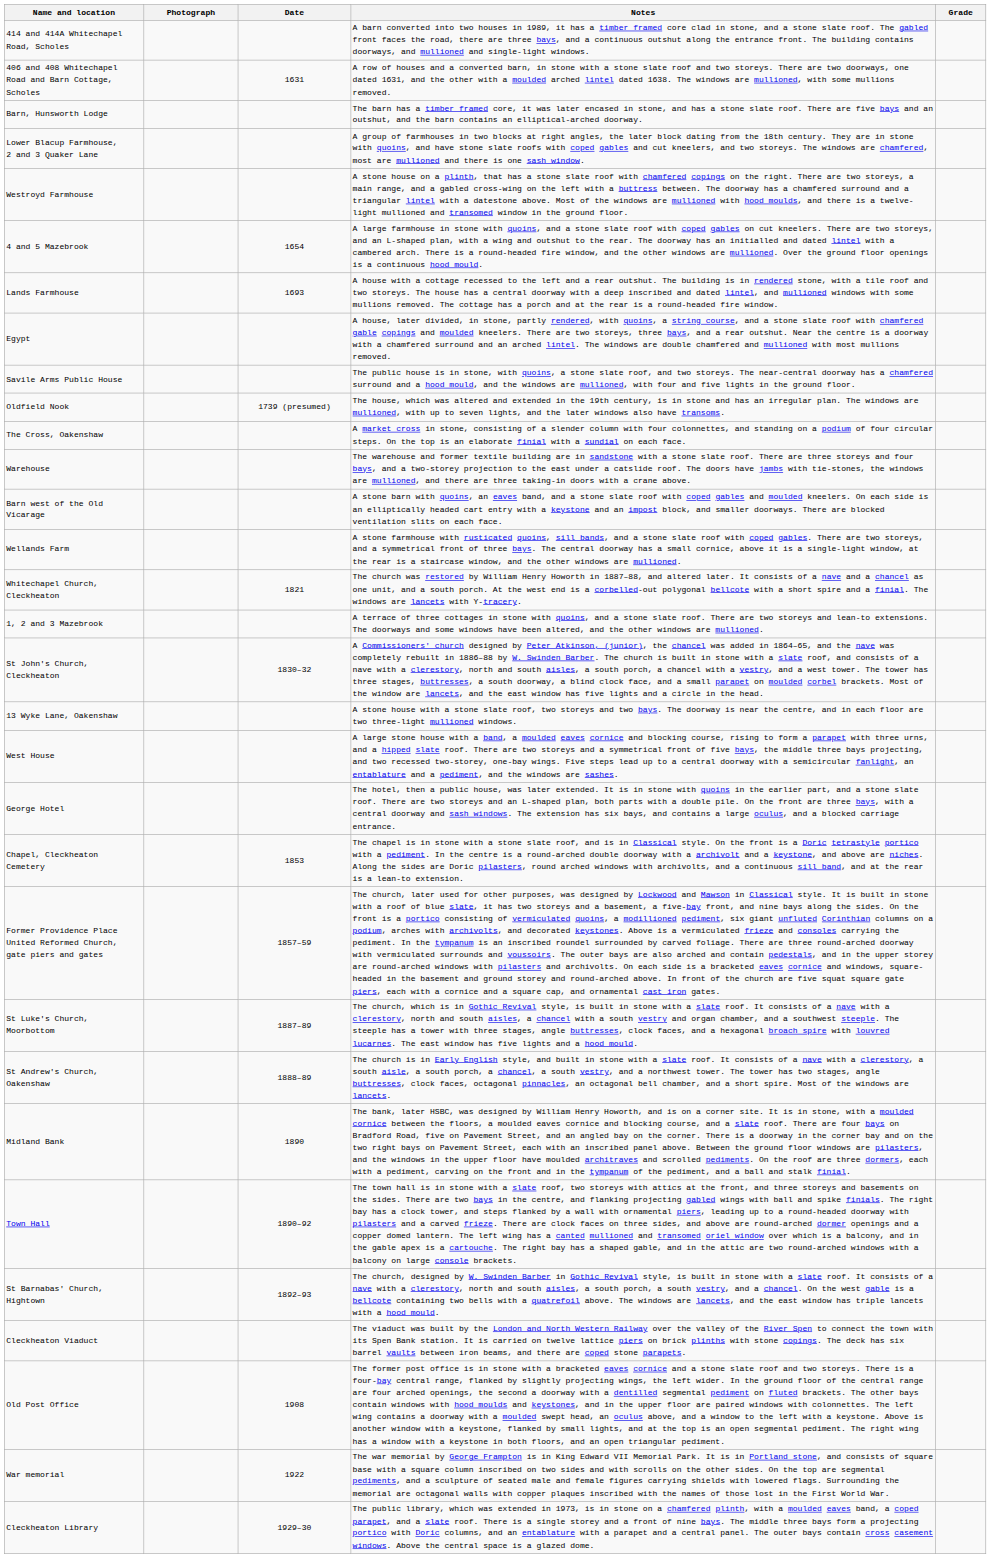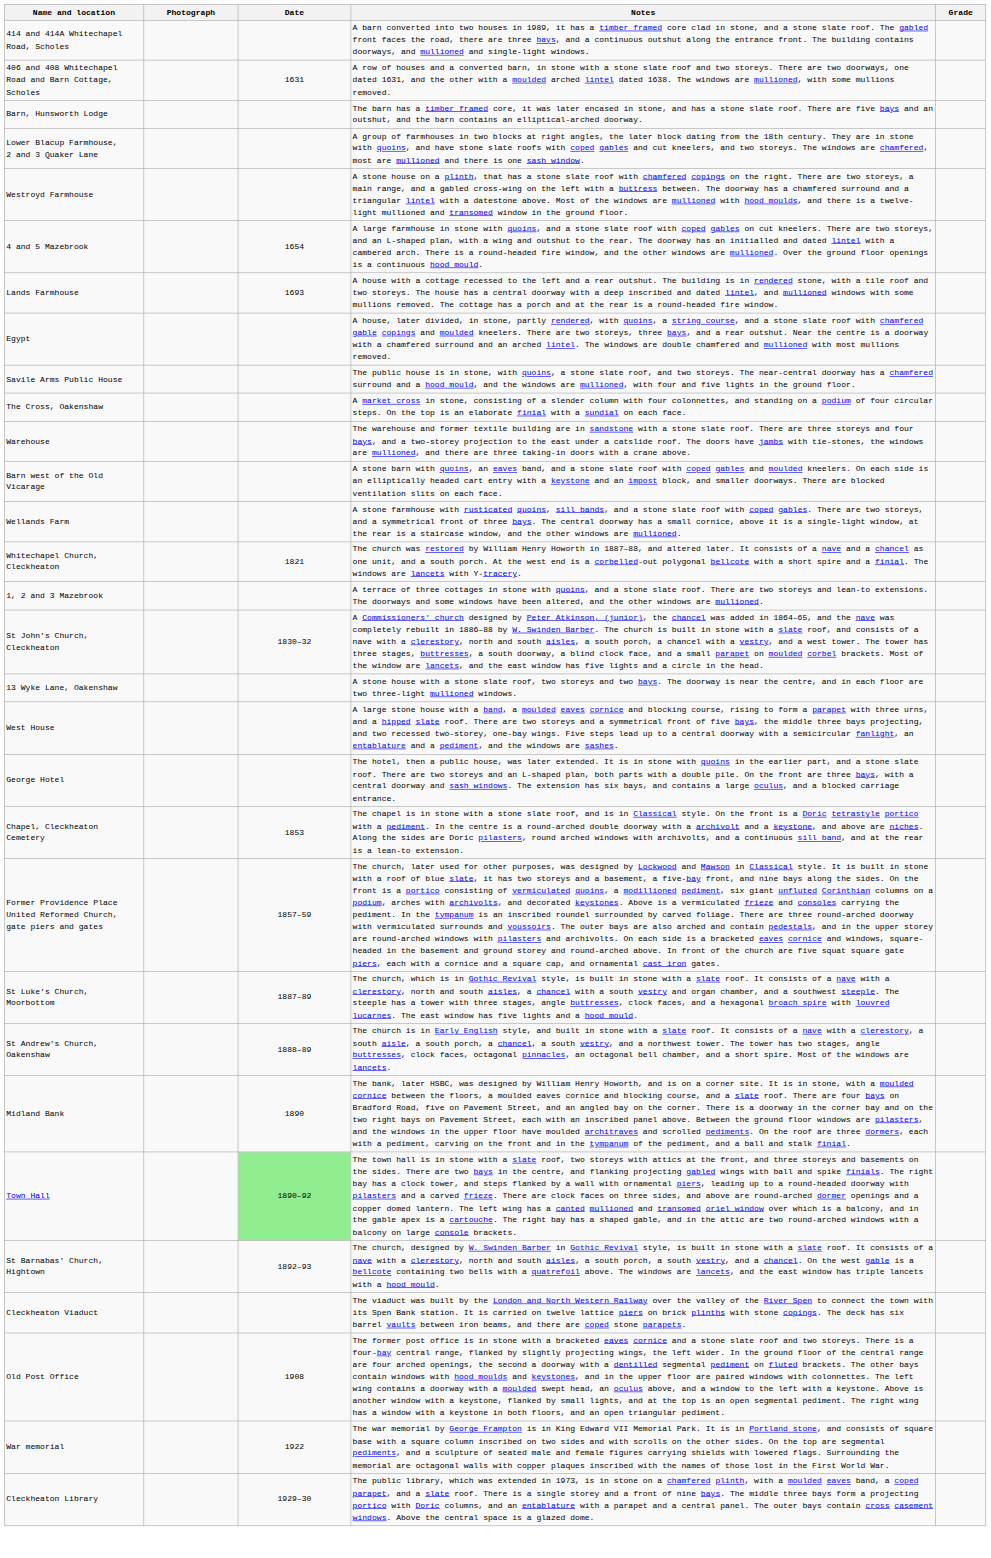- row: (38, 407)
(294, 1224) no background -> (294, 1196) lightgreen background
